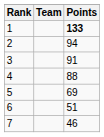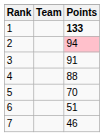(72, 45) no background -> (72, 45) pink background
(72, 92) 69 -> (72, 92) 70
